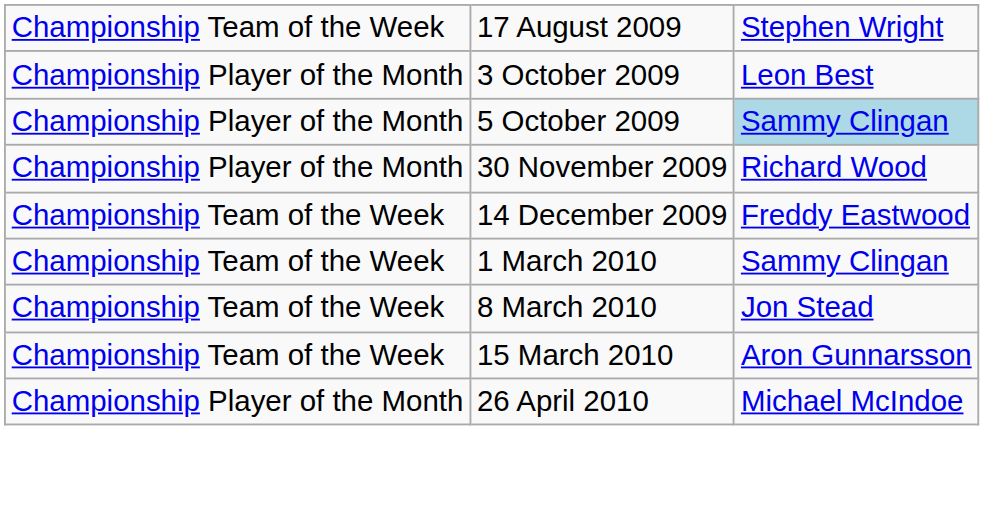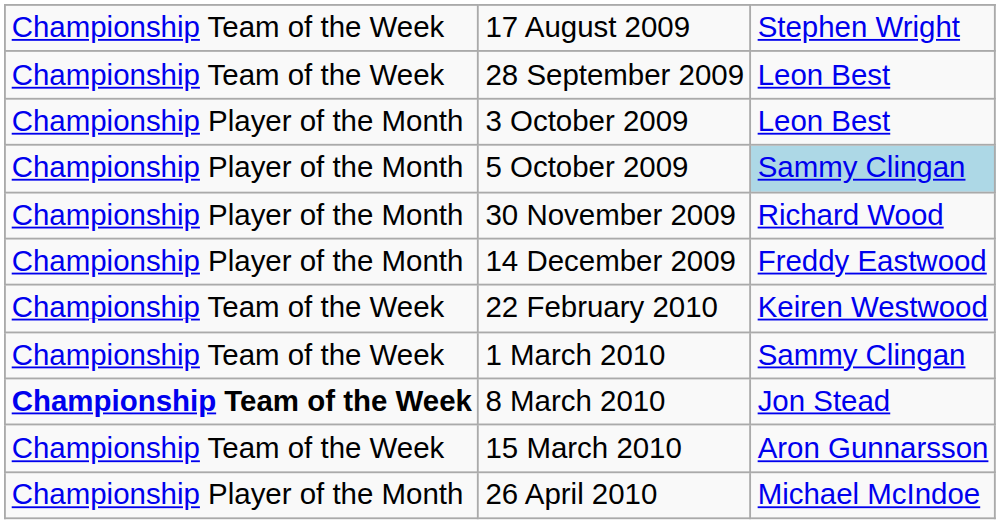+ row: (615, 74)
(228, 214) Championship Team of the Week -> (238, 261) Championship Player of the Month
+ row: (602, 307)
(228, 307) normal -> (242, 401) bold
